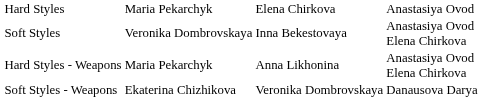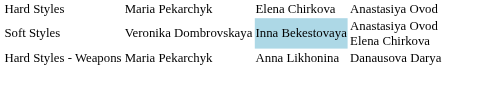(301, 33) no background -> (301, 33) lightblue background
(430, 65) Anastasiya Ovod Elena Chirkova -> (396, 58) Danausova Darya
- row: (61, 90)
